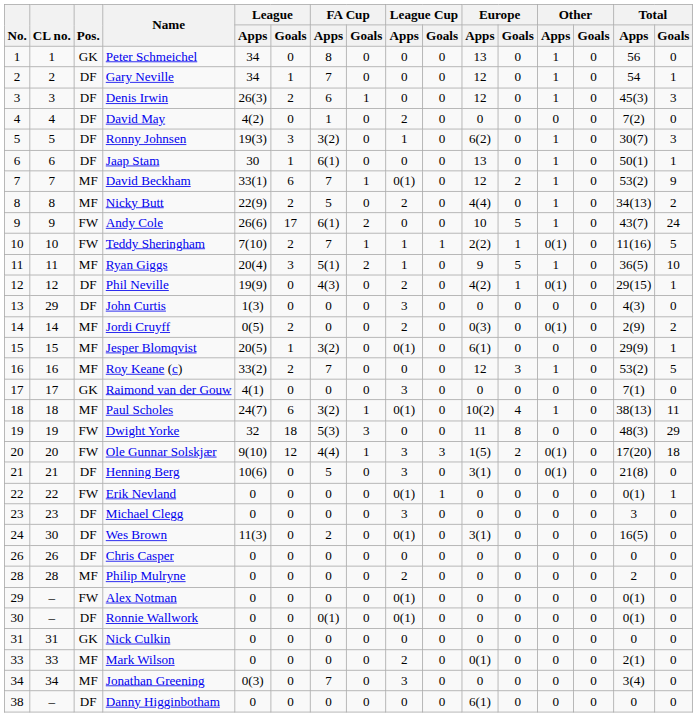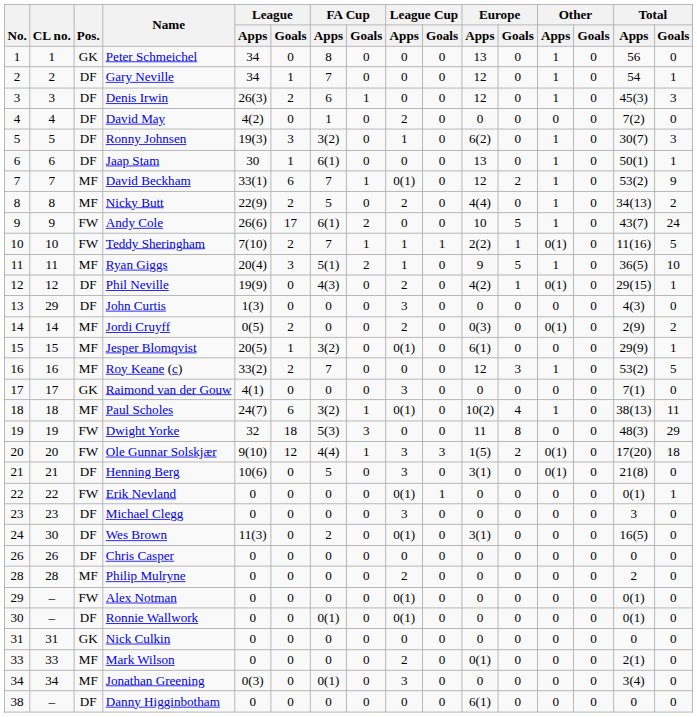(328, 680) 7 -> (328, 680) 0(1)
